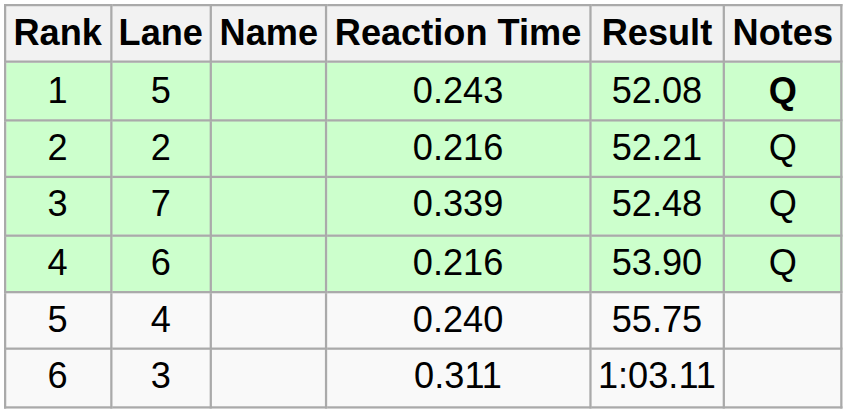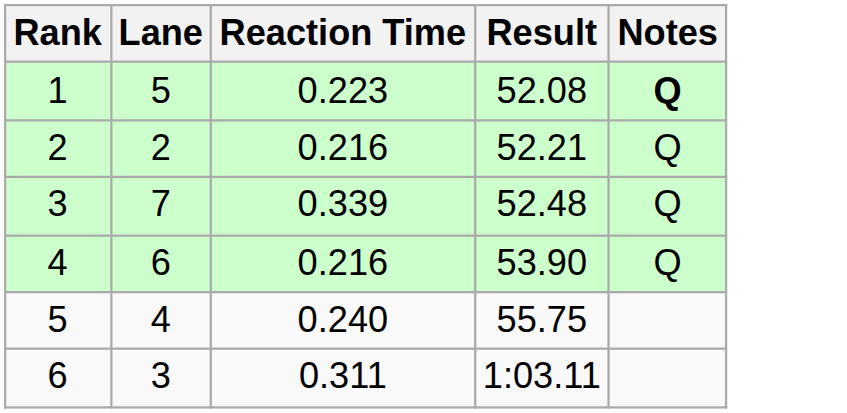- column: (269, 33)
(458, 90) 0.243 -> (343, 90) 0.223
